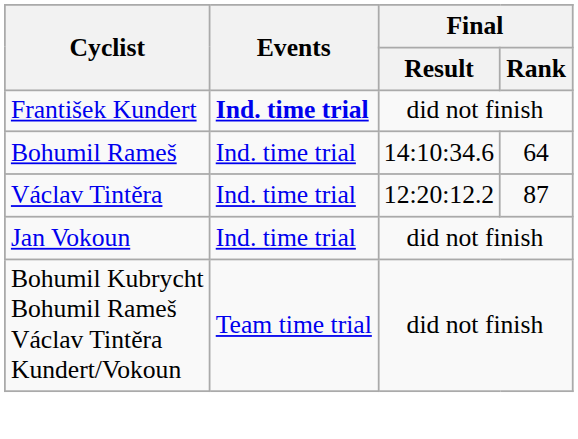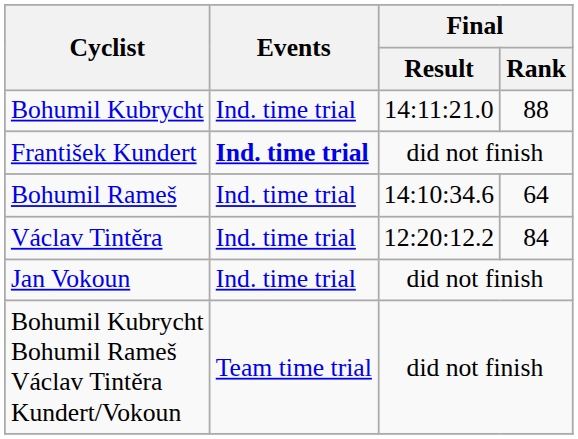+ row: (107, 110)
(536, 195) 87 -> (536, 237) 84
